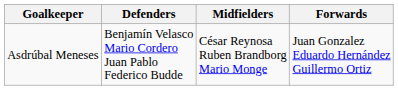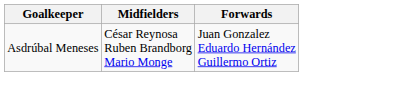- column: (149, 14)
